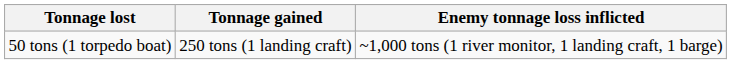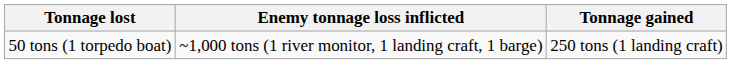columns swapped: (265, 17) <-> (541, 17)
